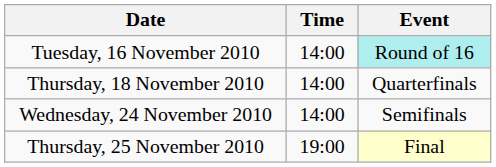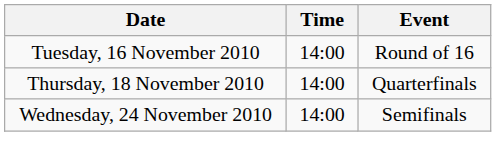(424, 51) paleturquoise background -> (424, 51) no background
- row: (146, 146)
